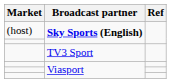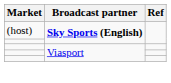- row: (24, 52)
